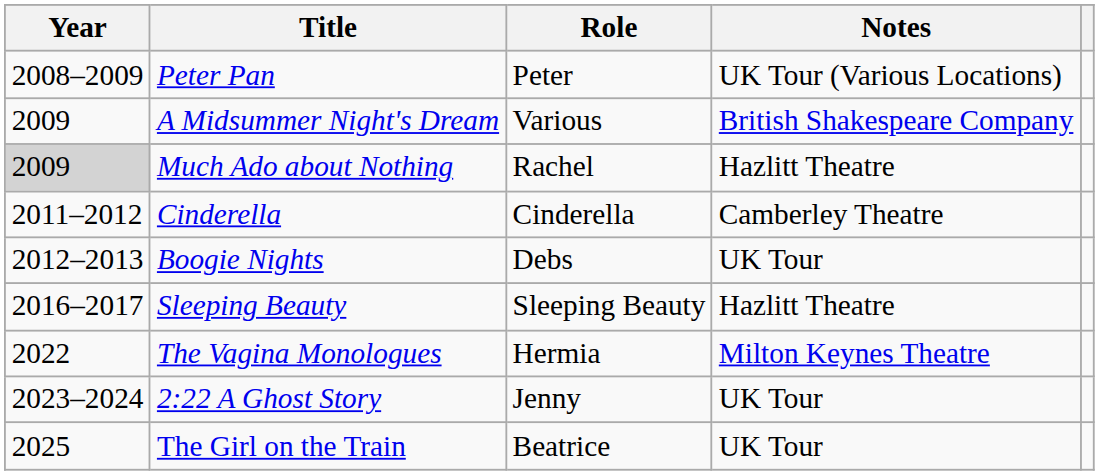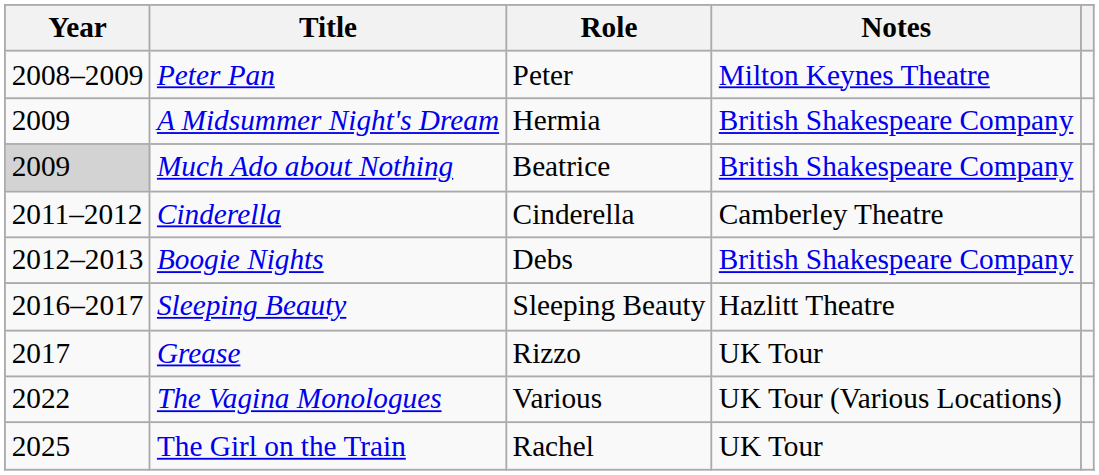(890, 74) UK Tour (Various Locations) -> (854, 74) Milton Keynes Theatre
(557, 120) Various -> (557, 120) Hermia
(553, 167) Rachel -> (561, 167) Beatrice
(807, 167) Hazlitt Theatre -> (896, 167) British Shakespeare Company
(771, 259) UK Tour -> (896, 259) British Shakespeare Company
+ row: (199, 352)
(557, 352) Hermia -> (557, 399) Various
(854, 352) Milton Keynes Theatre -> (890, 399) UK Tour (Various Locations)
- row: (269, 399)
(561, 445) Beatrice -> (553, 445) Rachel
